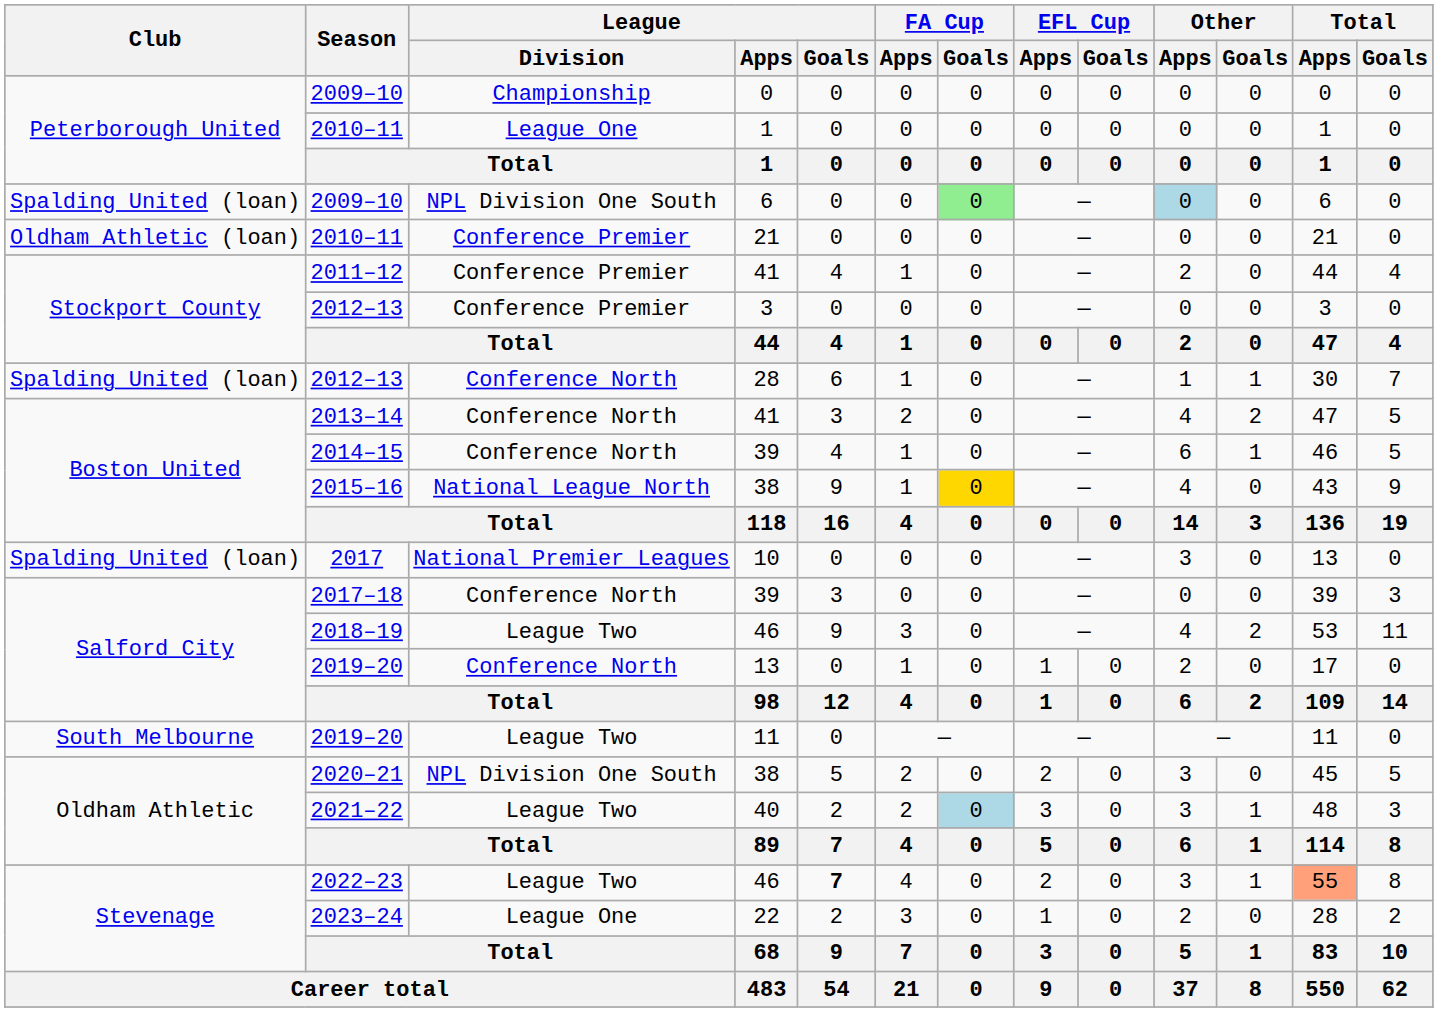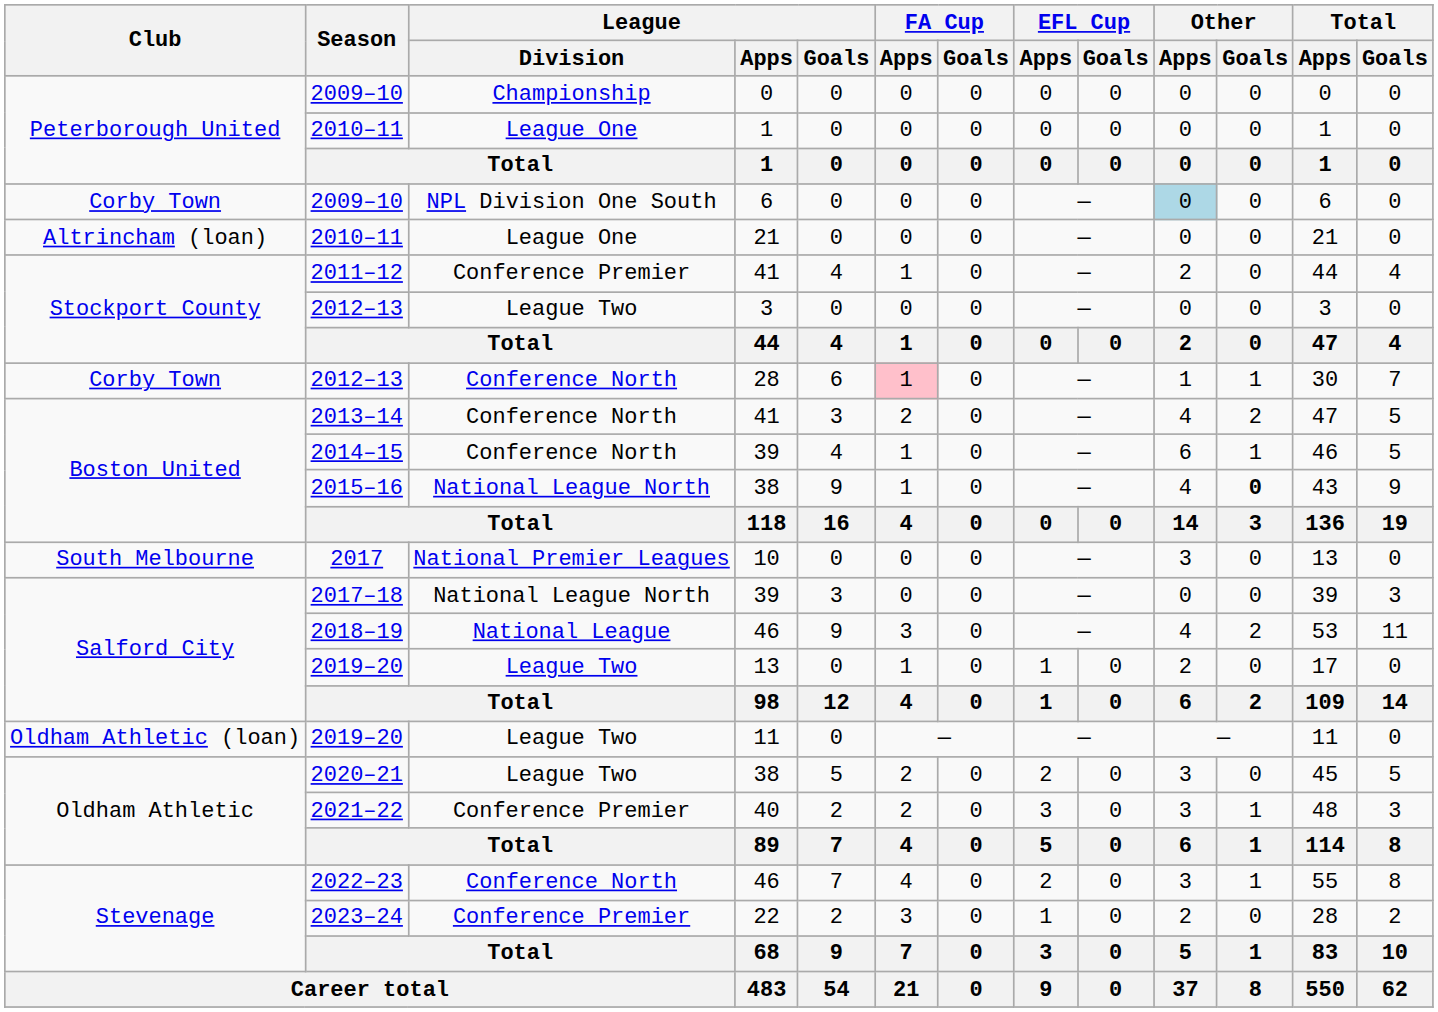(155, 202) Spalding United (loan) -> (155, 202) Corby Town
(976, 202) lightgreen background -> (976, 202) no background
(155, 238) Oldham Athletic (loan) -> (155, 238) Altrincham (loan)
(572, 238) Conference Premier -> (572, 238) League One
(572, 309) Conference Premier -> (572, 309) League Two
(155, 381) Spalding United (loan) -> (155, 381) Corby Town
(906, 381) no background -> (906, 381) pink background
(976, 488) gold background -> (976, 488) no background
(1255, 488) normal -> (1255, 488) bold
(155, 560) Spalding United (loan) -> (155, 560) South Melbourne
(572, 596) Conference North -> (572, 596) National League North
(572, 631) League Two -> (572, 631) National League
(572, 667) Conference North -> (572, 667) League Two
(155, 739) South Melbourne -> (155, 739) Oldham Athletic (loan)
(572, 775) NPL Division One South -> (572, 775) League Two
(572, 810) League Two -> (572, 810) Conference Premier
(976, 810) lightblue background -> (976, 810) no background
(572, 882) League Two -> (572, 882) Conference North
(836, 882) bold -> (836, 882) normal
(1325, 882) lightsalmon background -> (1325, 882) no background
(572, 918) League One -> (572, 918) Conference Premier
